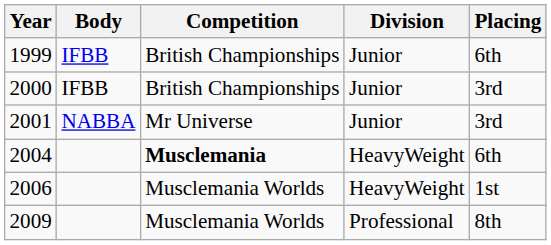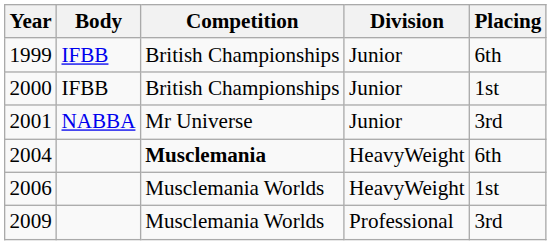(489, 88) 3rd -> (487, 88) 1st
(488, 222) 8th -> (489, 222) 3rd
